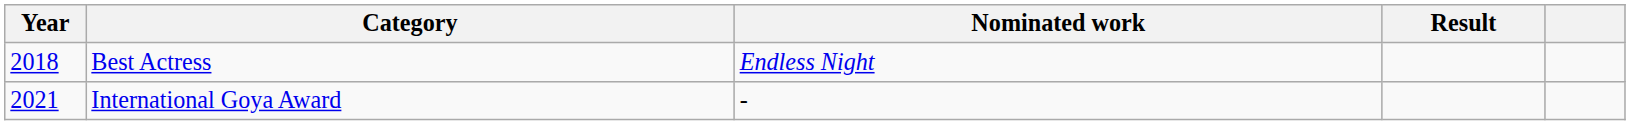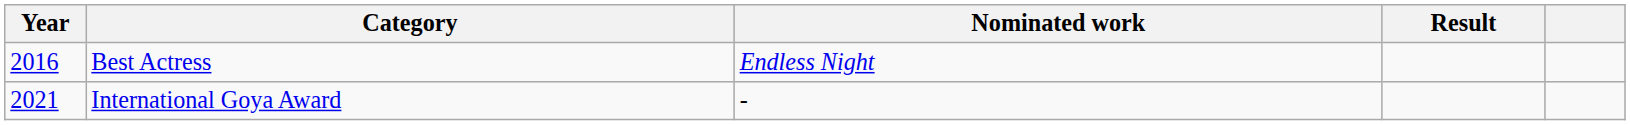(34, 61) 2018 -> (34, 61) 2016
